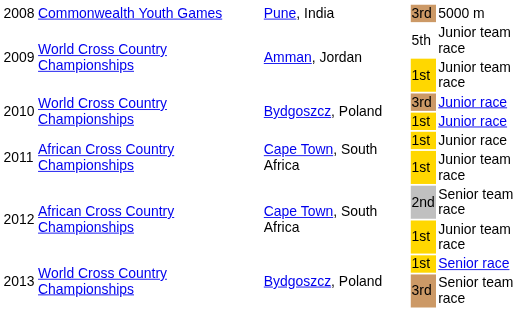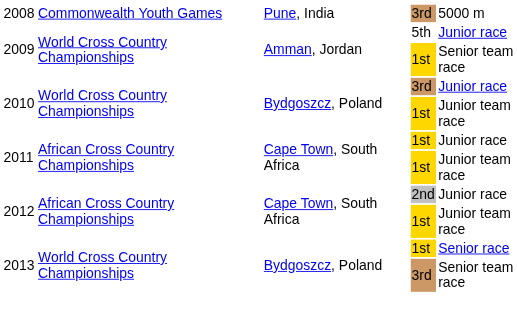(475, 40) Junior team race -> (473, 32) Junior race
(475, 75) Junior team race -> (476, 59) Senior team race
(473, 121) Junior race -> (475, 113) Junior team race
(476, 202) Senior team race -> (473, 194) Junior race
